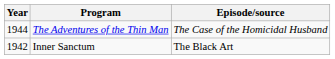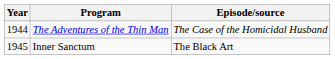(17, 46) 1942 -> (17, 46) 1945
